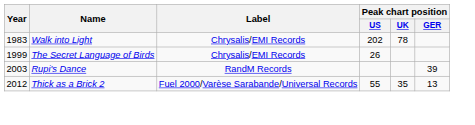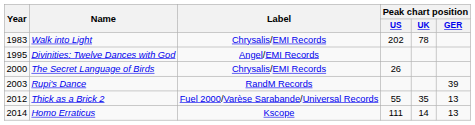+ row: (103, 54)
(17, 54) 1999 -> (17, 69) 2000
+ row: (63, 113)
